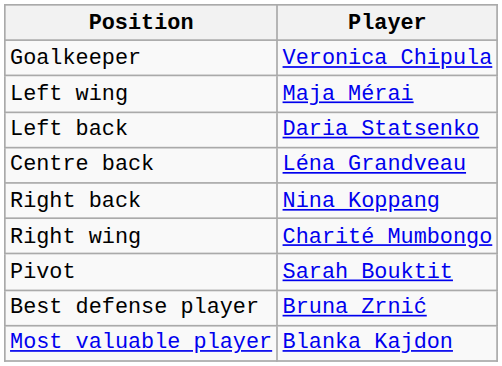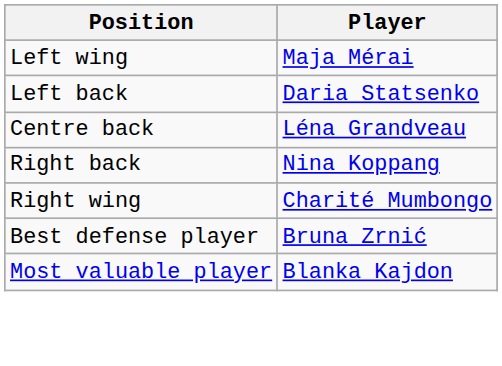- row: (76, 58)
- row: (43, 272)
